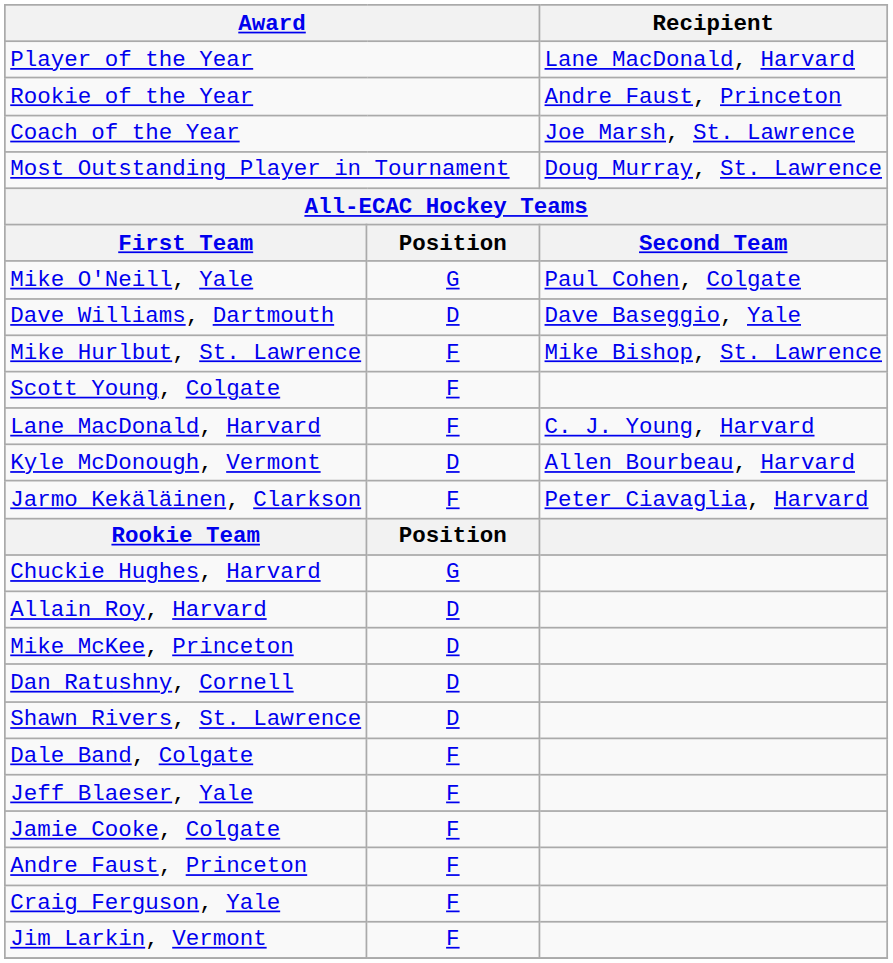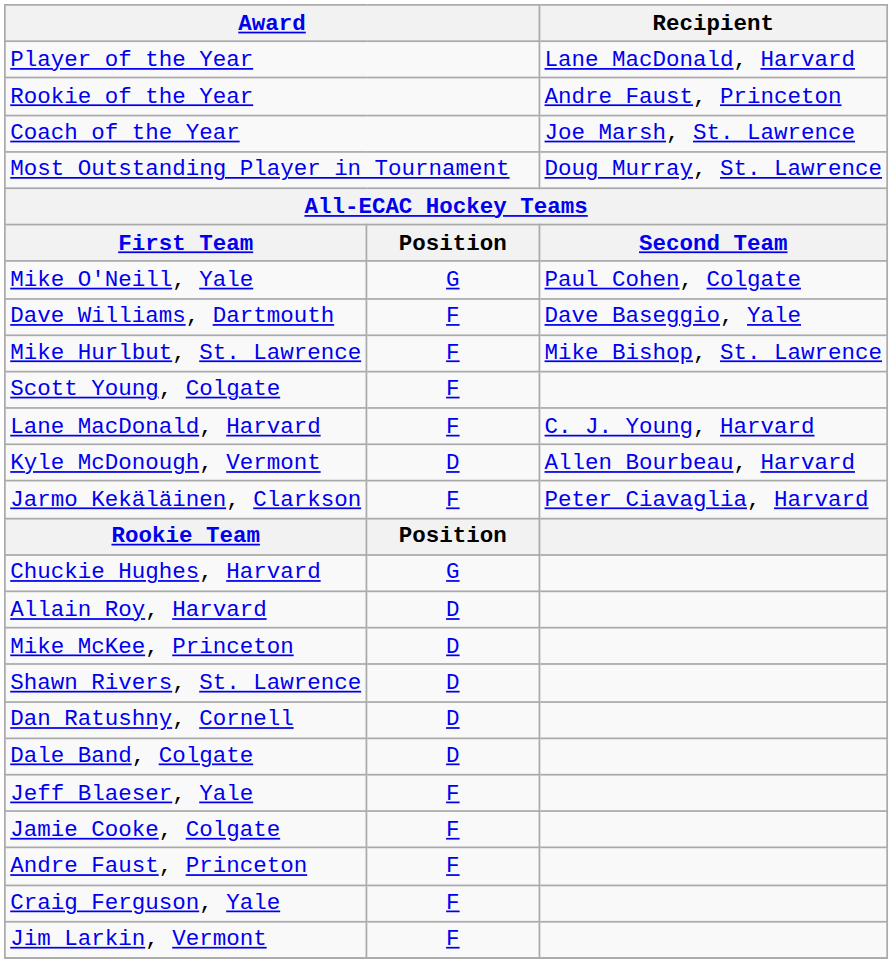(453, 316) D -> (453, 316) F
rows swapped: (152, 683) <-> (186, 720)
(453, 756) F -> (453, 756) D
